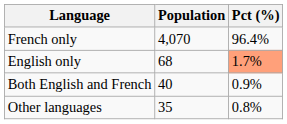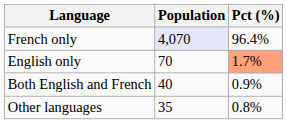(174, 38) no background -> (174, 38) lavender background
(165, 61) 68 -> (165, 61) 70
